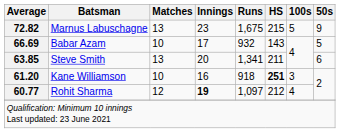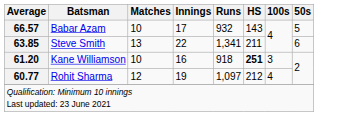- row: (99, 28)
(26, 44) 66.69 -> (26, 28) 66.57
(203, 60) 20 -> (181, 44) 22
(203, 92) bold -> (181, 76) normal
